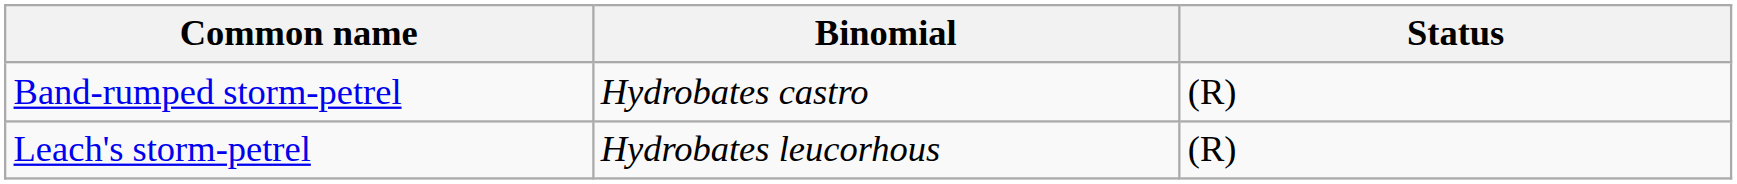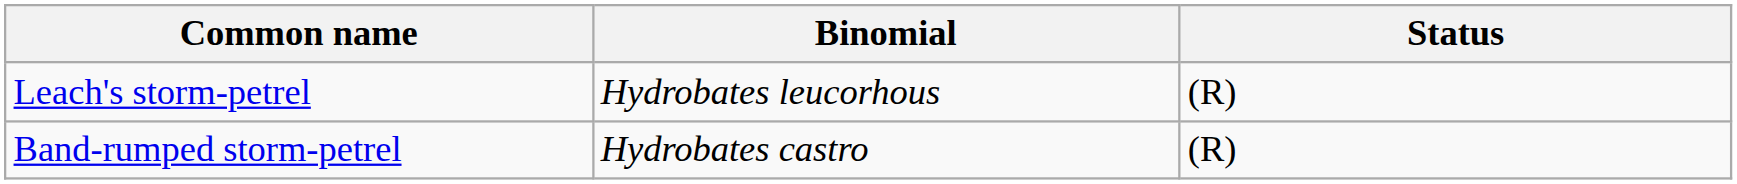rows swapped: (162, 149) <-> (208, 91)
